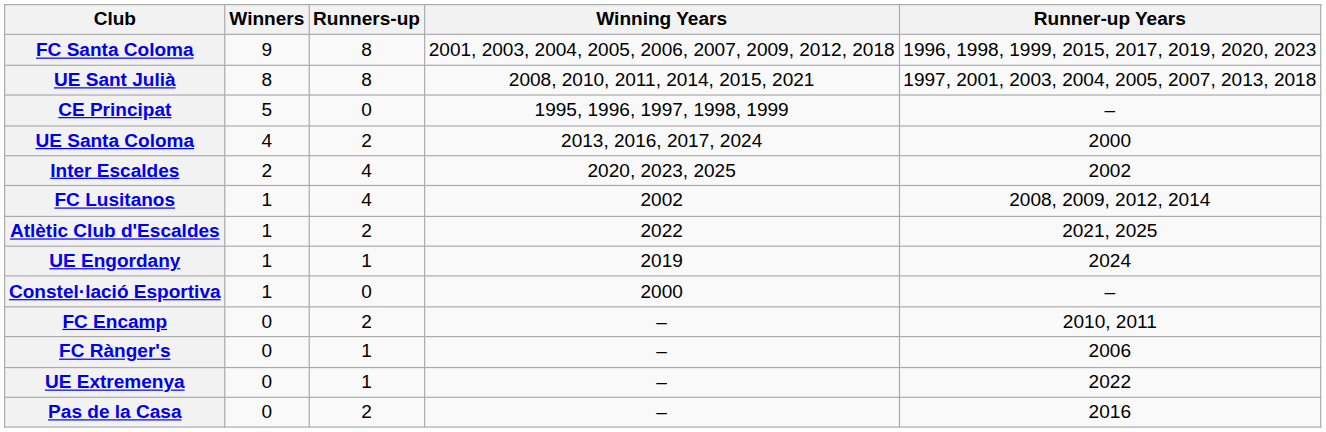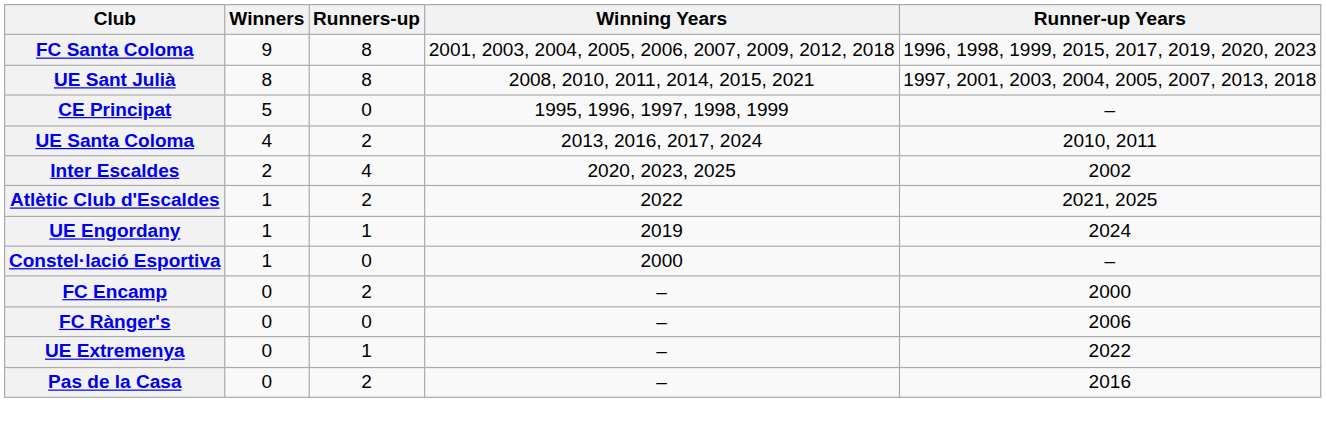(1110, 140) 2000 -> (1110, 140) 2010, 2011
- row: (115, 200)
(1110, 321) 2010, 2011 -> (1110, 291) 2000
(367, 351) 1 -> (367, 321) 0
